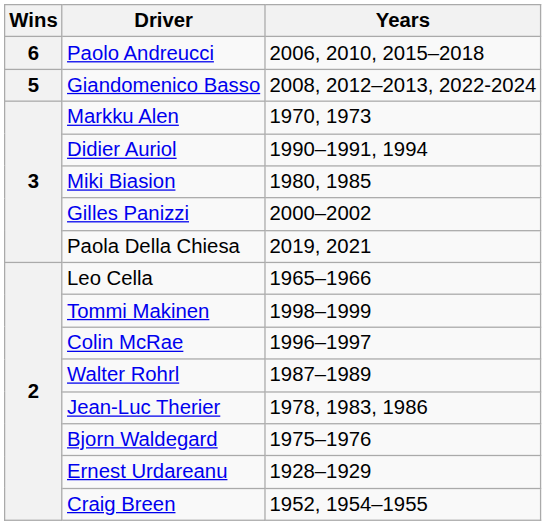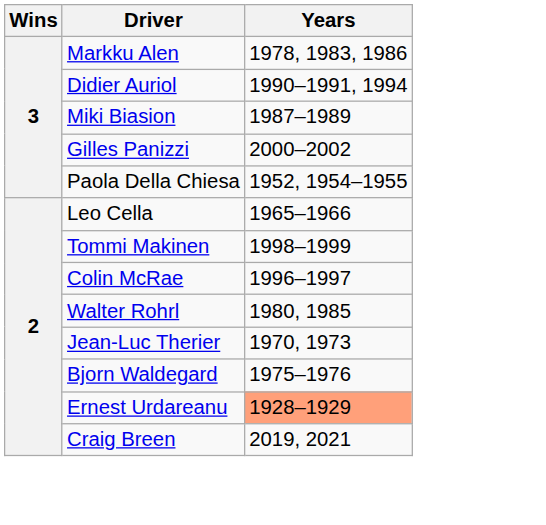- row: (140, 52)
- row: (164, 85)
(320, 117) 1970, 1973 -> (328, 52) 1978, 1983, 1986
(320, 181) 1980, 1985 -> (300, 117) 1987–1989
(320, 246) 2019, 2021 -> (328, 181) 1952, 1954–1955
(320, 375) 1987–1989 -> (300, 310) 1980, 1985
(349, 407) 1978, 1983, 1986 -> (300, 342) 1970, 1973
(320, 471) no background -> (300, 407) lightsalmon background
(349, 504) 1952, 1954–1955 -> (300, 439) 2019, 2021
